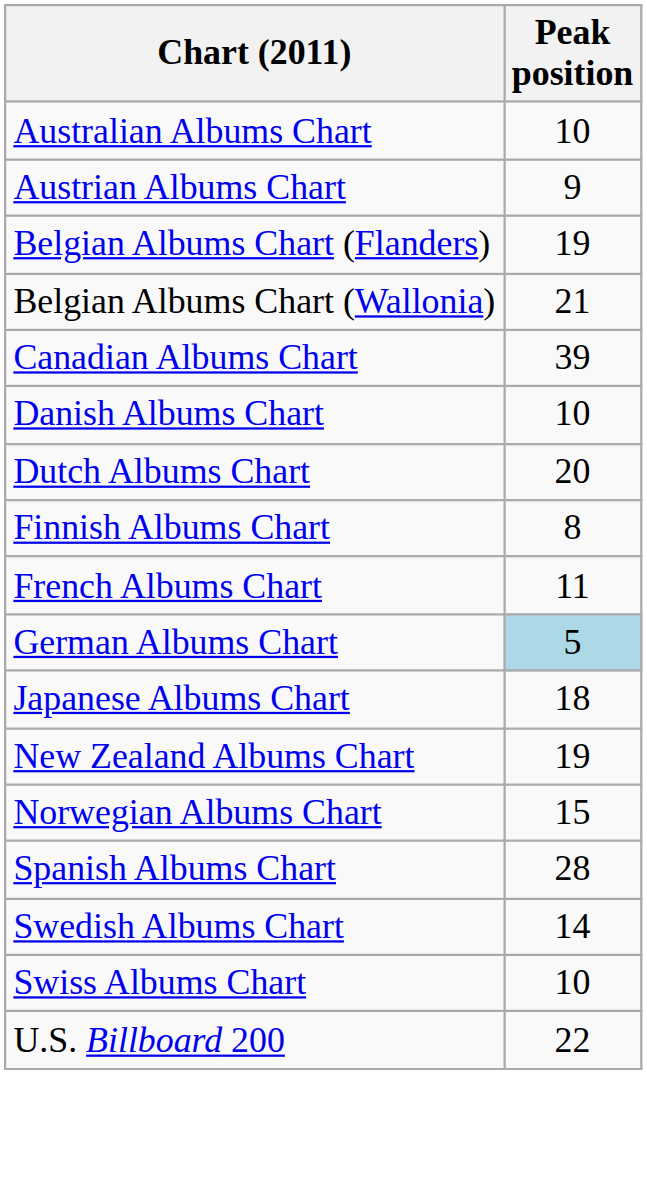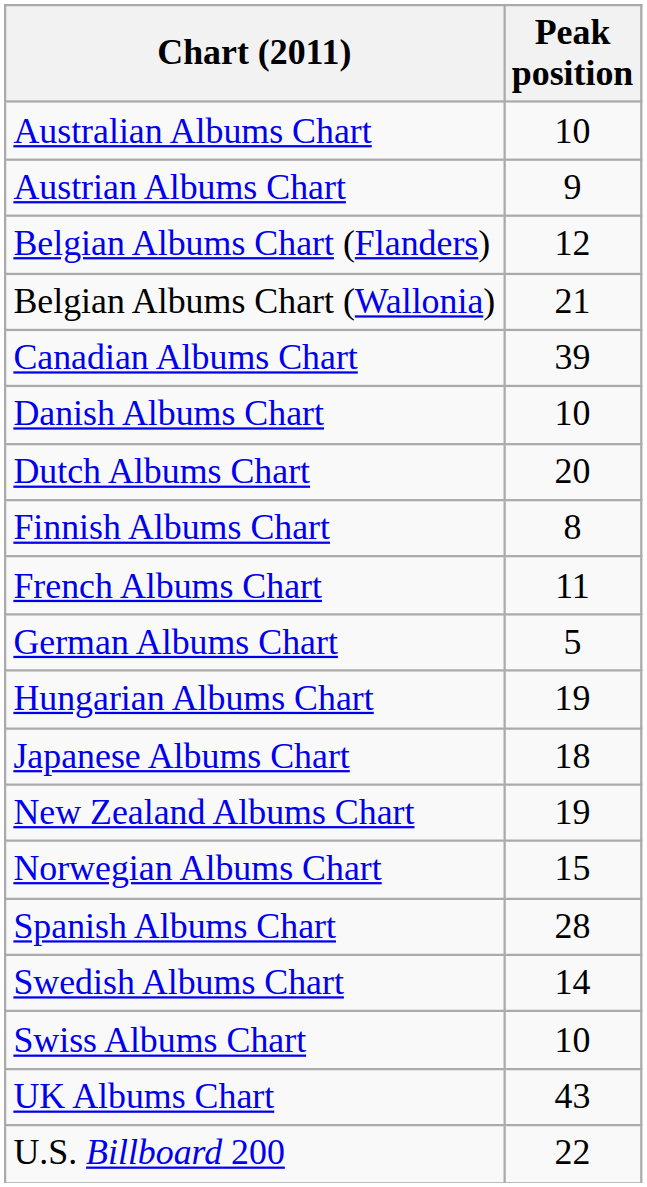(573, 243) 19 -> (573, 243) 12
(573, 641) lightblue background -> (573, 641) no background
+ row: (194, 698)
+ row: (144, 1096)
